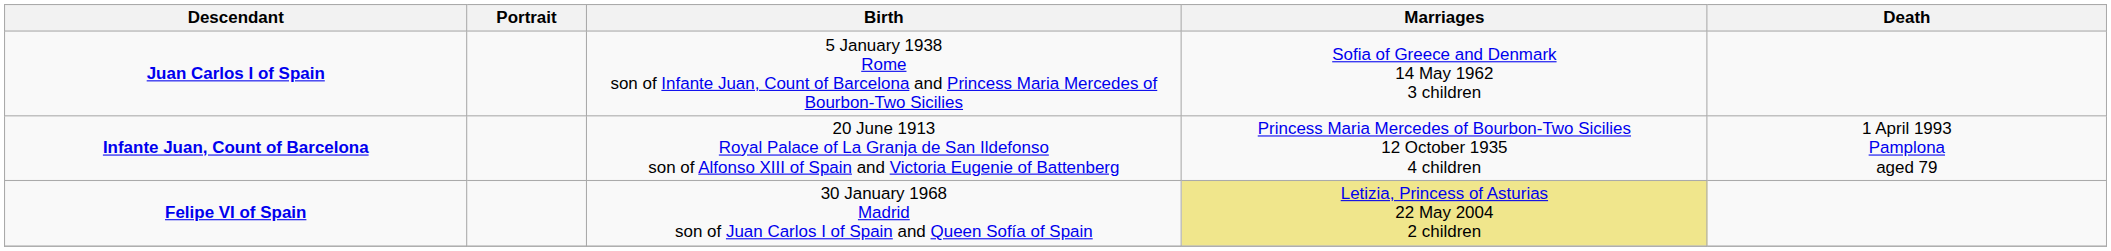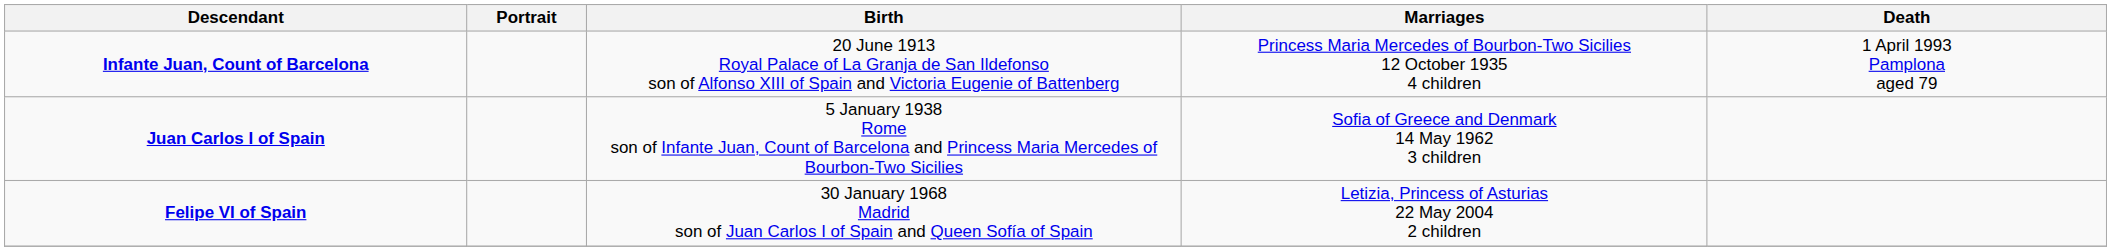rows swapped: (236, 148) <-> (236, 73)
(1444, 213) khaki background -> (1444, 213) no background
